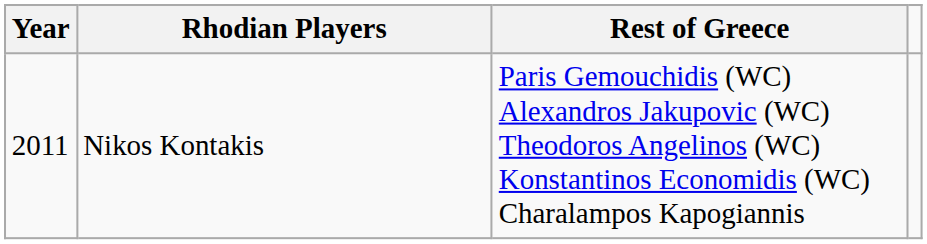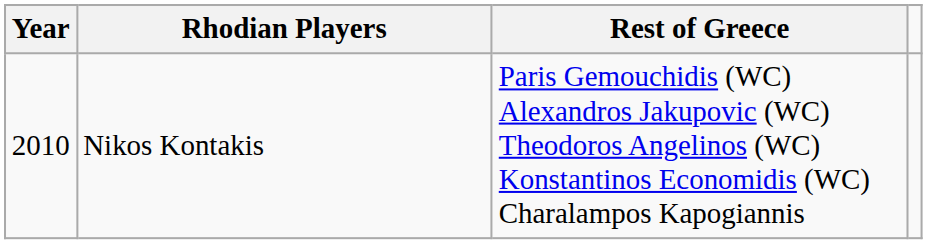(40, 144) 2011 -> (41, 144) 2010
